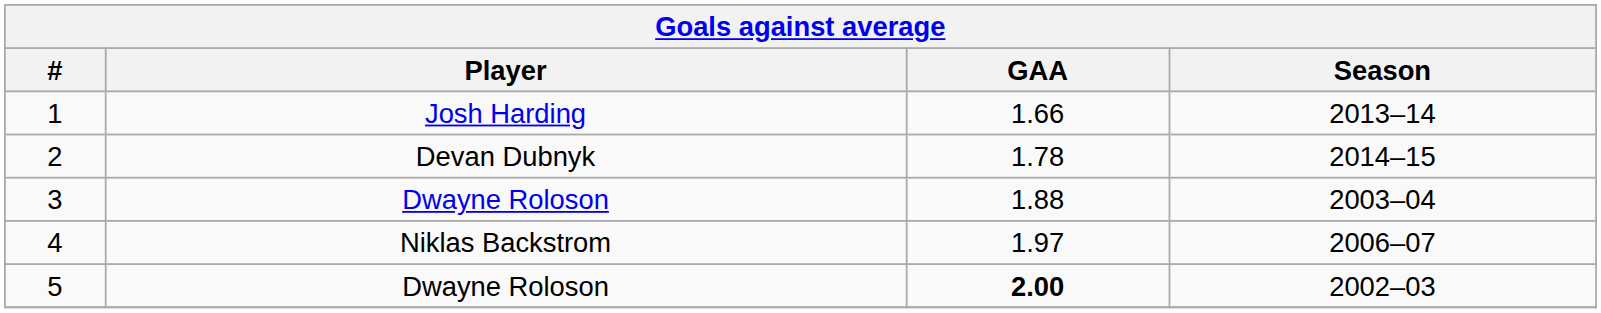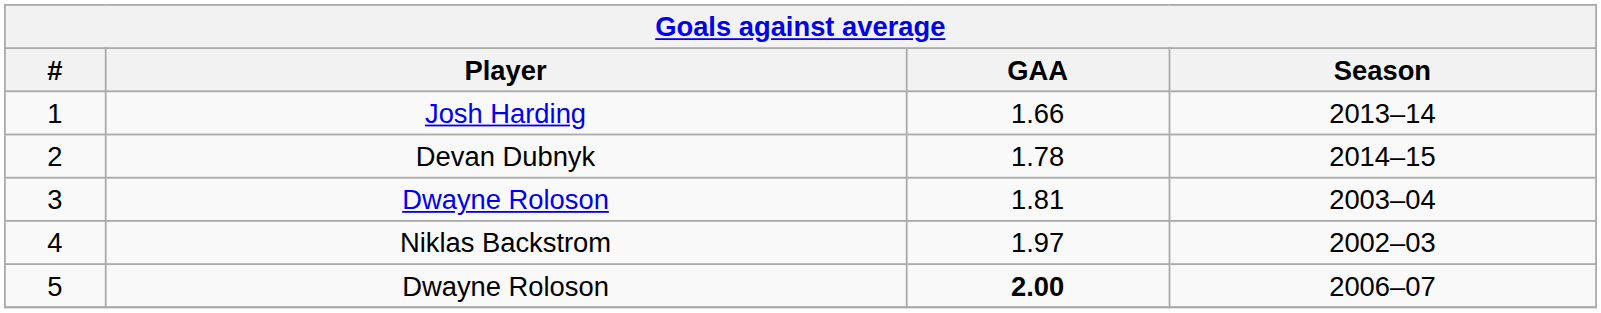(1038, 200) 1.88 -> (1038, 200) 1.81
(1382, 243) 2006–07 -> (1382, 243) 2002–03
(1382, 287) 2002–03 -> (1382, 287) 2006–07
